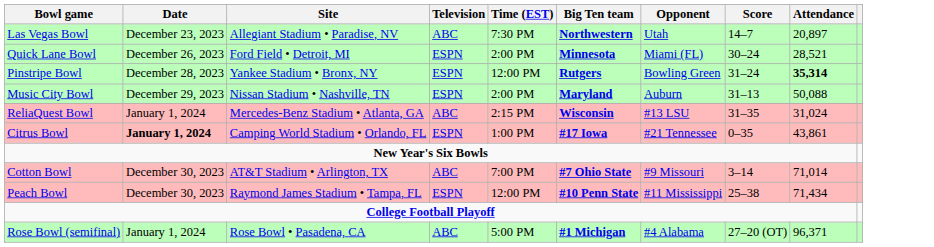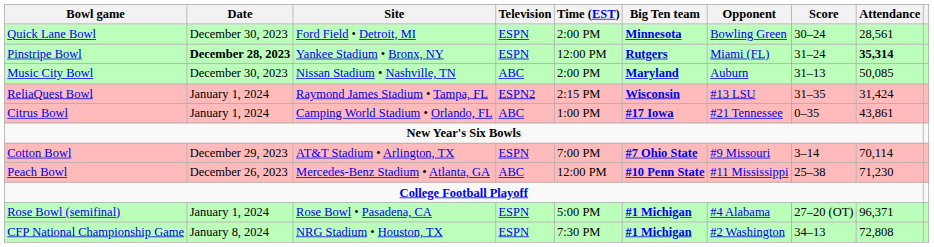- row: (48, 34)
(175, 53) December 26, 2023 -> (239, 34) December 30, 2023
(674, 53) Miami (FL) -> (748, 34) Bowling Green
(810, 53) 28,521 -> (876, 34) 28,561
(175, 73) normal -> (240, 53) bold
(682, 73) Bowling Green -> (740, 53) Miami (FL)
(175, 93) December 29, 2023 -> (239, 73) December 30, 2023
(447, 93) ESPN -> (511, 73) ABC
(810, 93) 50,088 -> (876, 73) 50,085
(327, 113) Mercedes-Benz Stadium • Atlanta, GA -> (392, 93) Raymond James Stadium • Tampa, FL
(445, 113) ABC -> (517, 93) ESPN2
(810, 113) 31,024 -> (876, 93) 31,424
(168, 133) bold -> (229, 113) normal
(447, 133) ESPN -> (511, 113) ABC
(175, 172) December 30, 2023 -> (239, 152) December 29, 2023
(445, 172) ABC -> (514, 152) ESPN
(810, 172) 71,014 -> (876, 152) 70,114
(175, 192) December 30, 2023 -> (239, 172) December 26, 2023
(326, 192) Raymond James Stadium • Tampa, FL -> (393, 172) Mercedes-Benz Stadium • Atlanta, GA
(447, 192) ESPN -> (511, 172) ABC
(810, 192) 71,434 -> (876, 172) 71,230
(445, 232) ABC -> (514, 212) ESPN
+ row: (96, 232)
